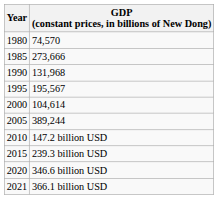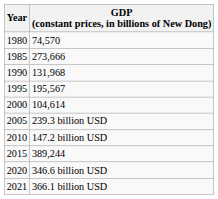(49, 121) 389,244 -> (70, 121) 239.3 billion USD
(70, 154) 239.3 billion USD -> (49, 154) 389,244
